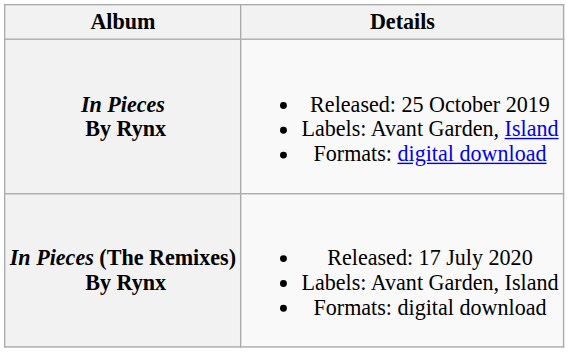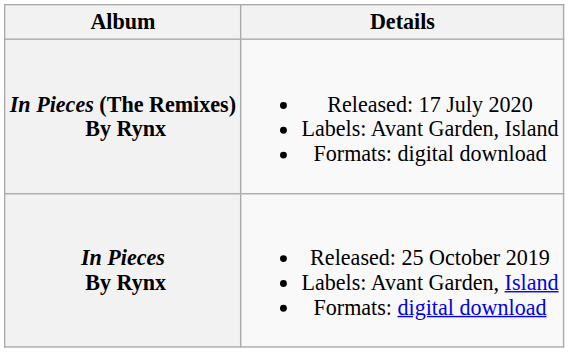rows swapped: (123, 116) <-> (123, 270)
